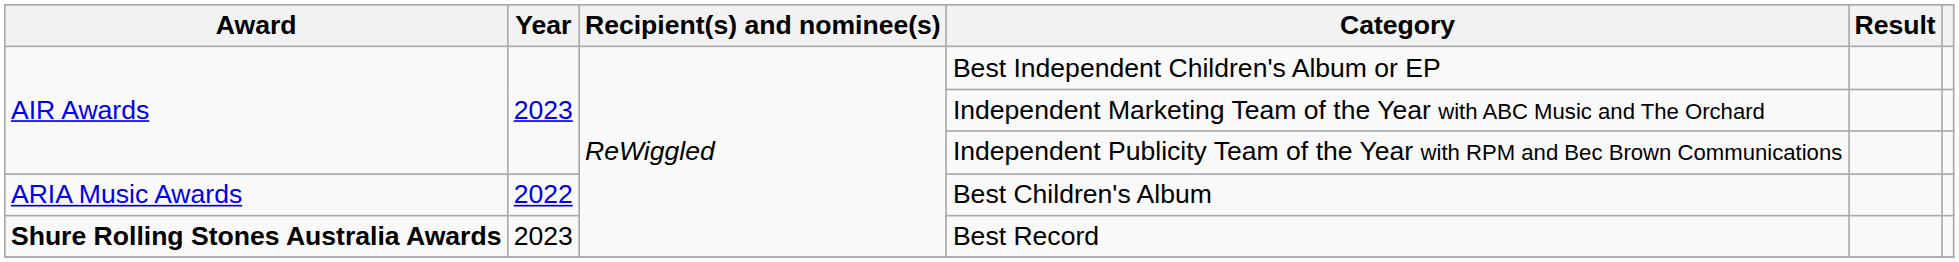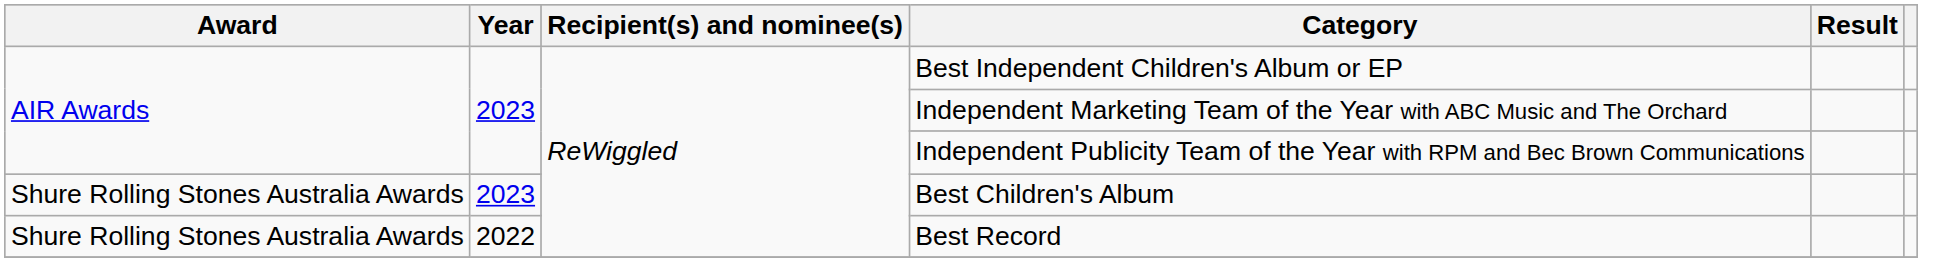(127, 194) ARIA Music Awards -> (237, 194) Shure Rolling Stones Australia Awards
(543, 194) 2022 -> (506, 194) 2023
(256, 236) bold -> (237, 236) normal
(543, 236) 2023 -> (506, 236) 2022
